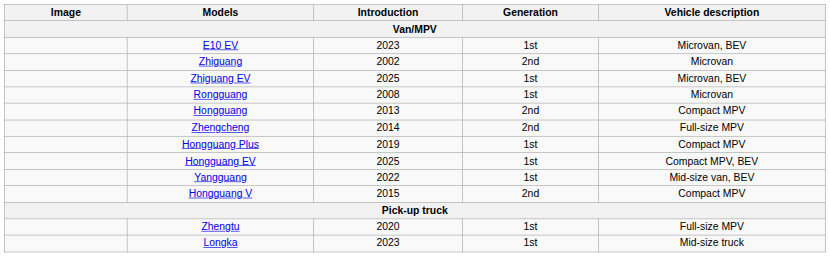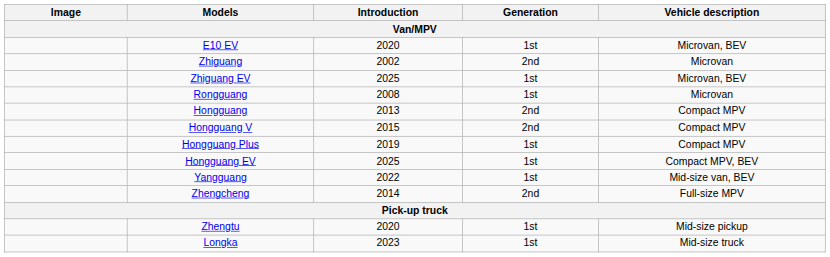(388, 45) 2023 -> (388, 45) 2020
rows swapped: (220, 194) <-> (220, 128)
(712, 227) Full-size MPV -> (712, 227) Mid-size pickup
